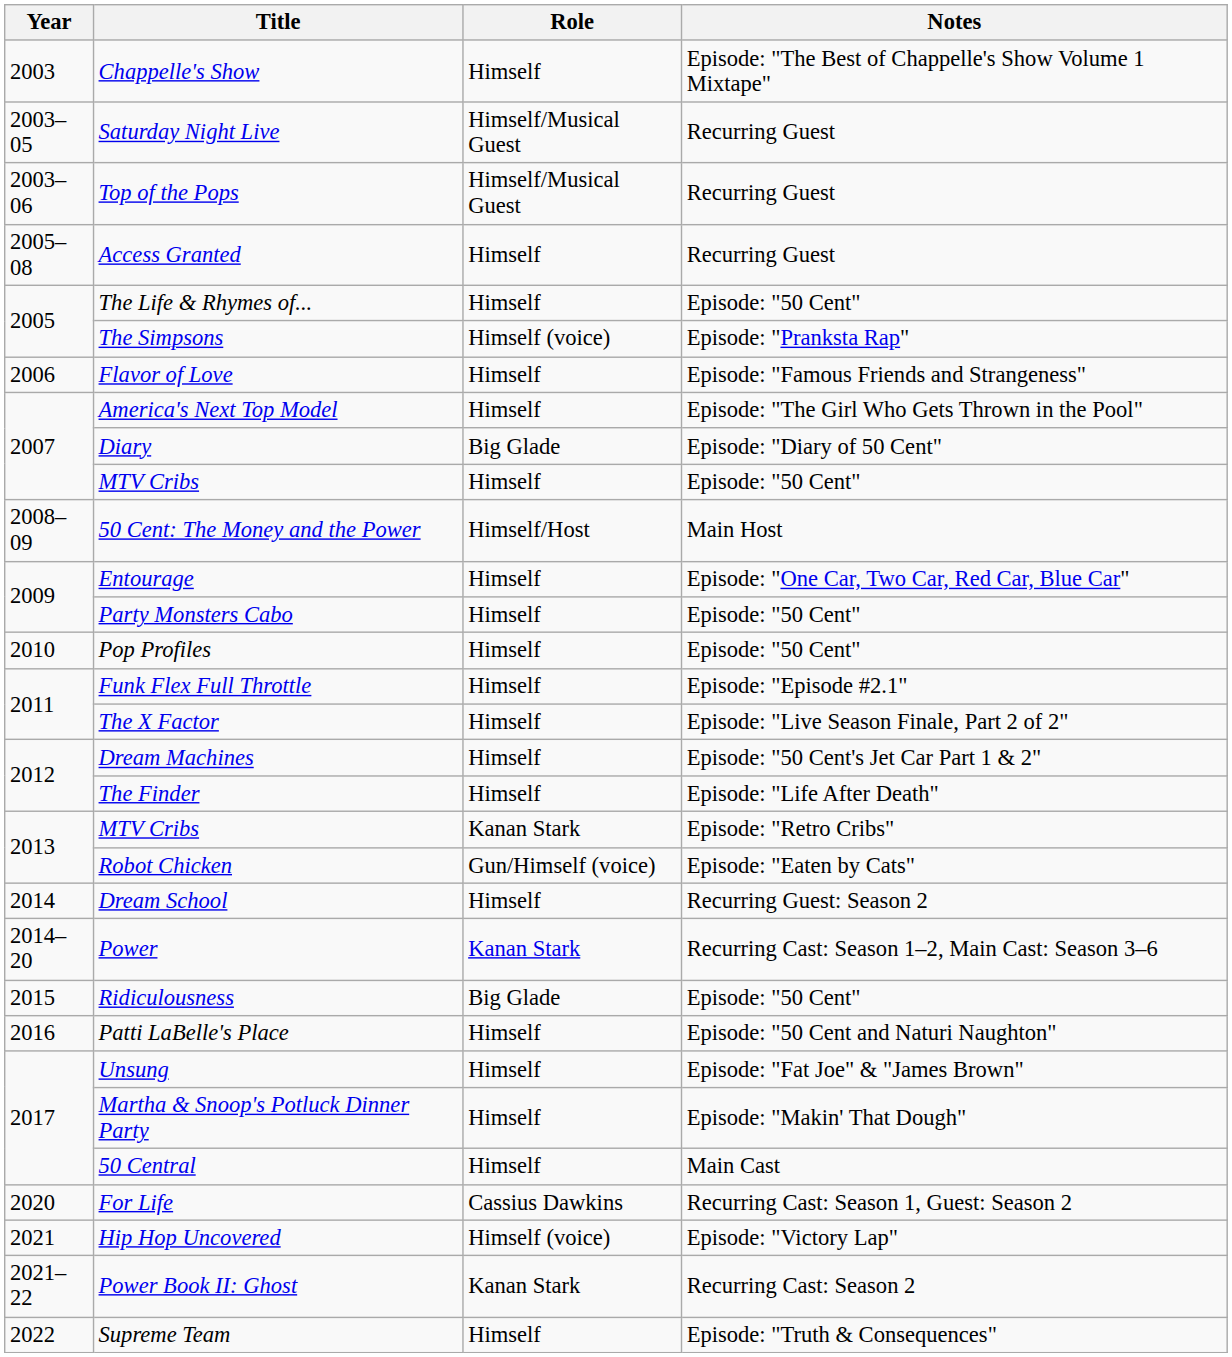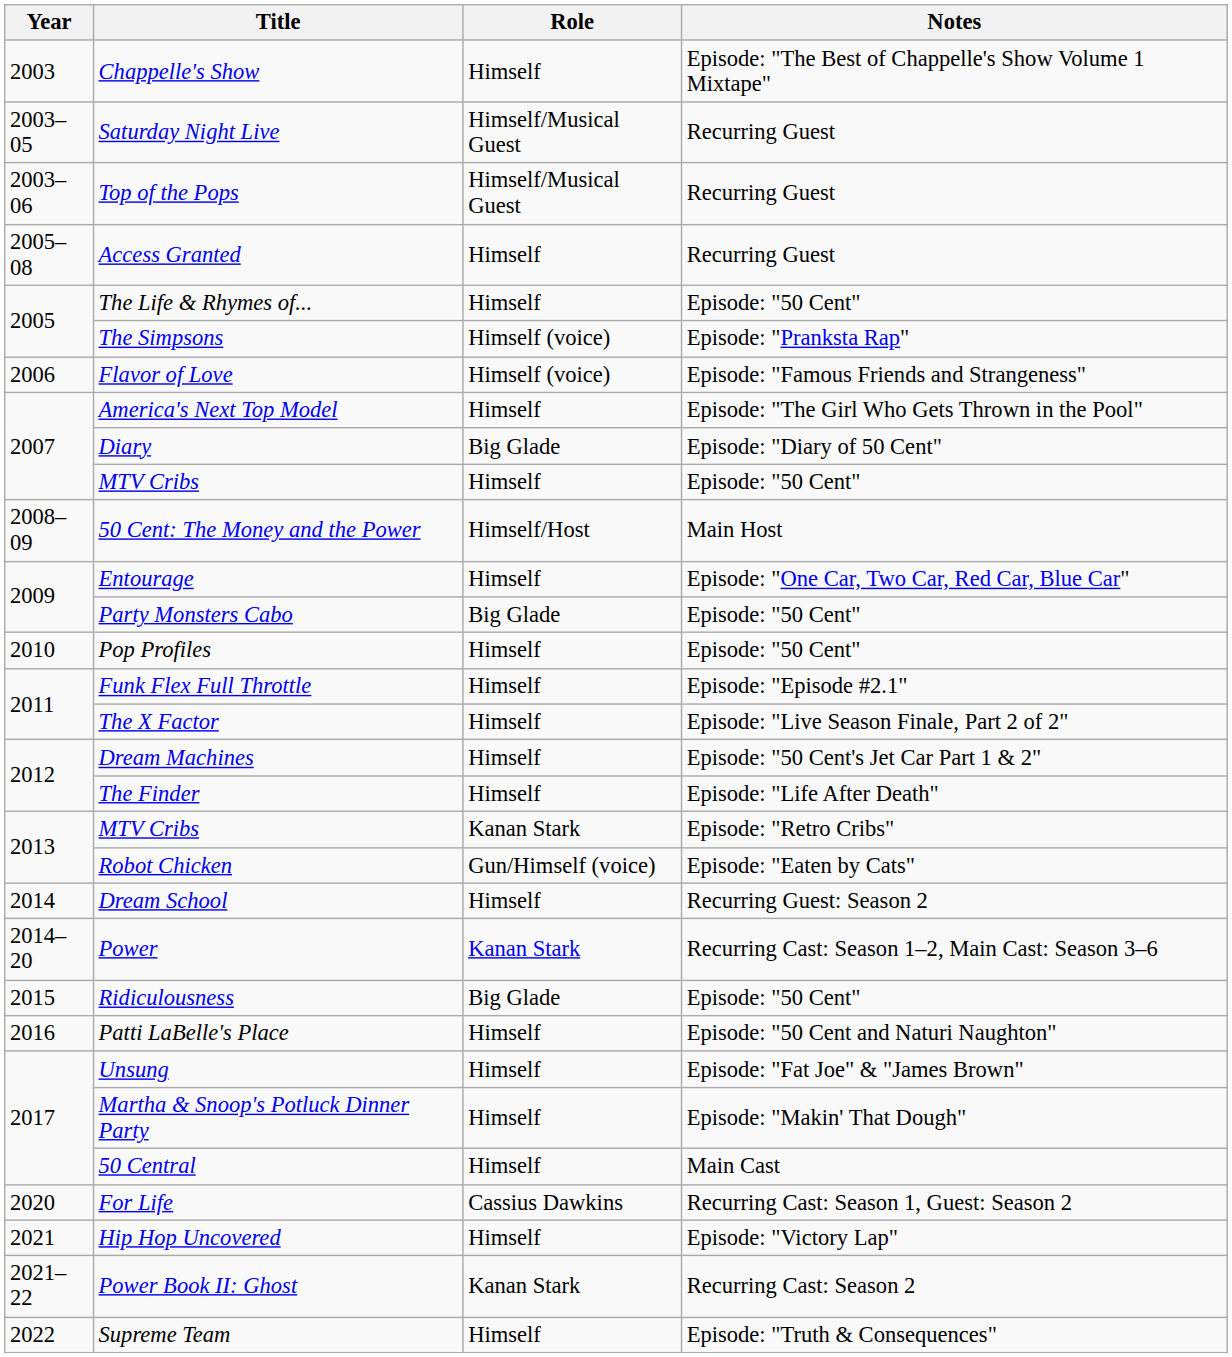(504, 374) Himself -> (539, 374) Himself (voice)
(504, 614) Himself -> (514, 614) Big Glade
(539, 1237) Himself (voice) -> (504, 1237) Himself
